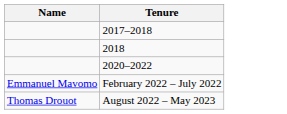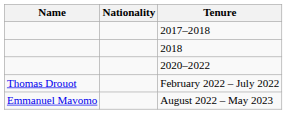+ column: (129, 13)
(52, 83) Emmanuel Mavomo -> (42, 83) Thomas Drouot
(42, 100) Thomas Drouot -> (52, 100) Emmanuel Mavomo
